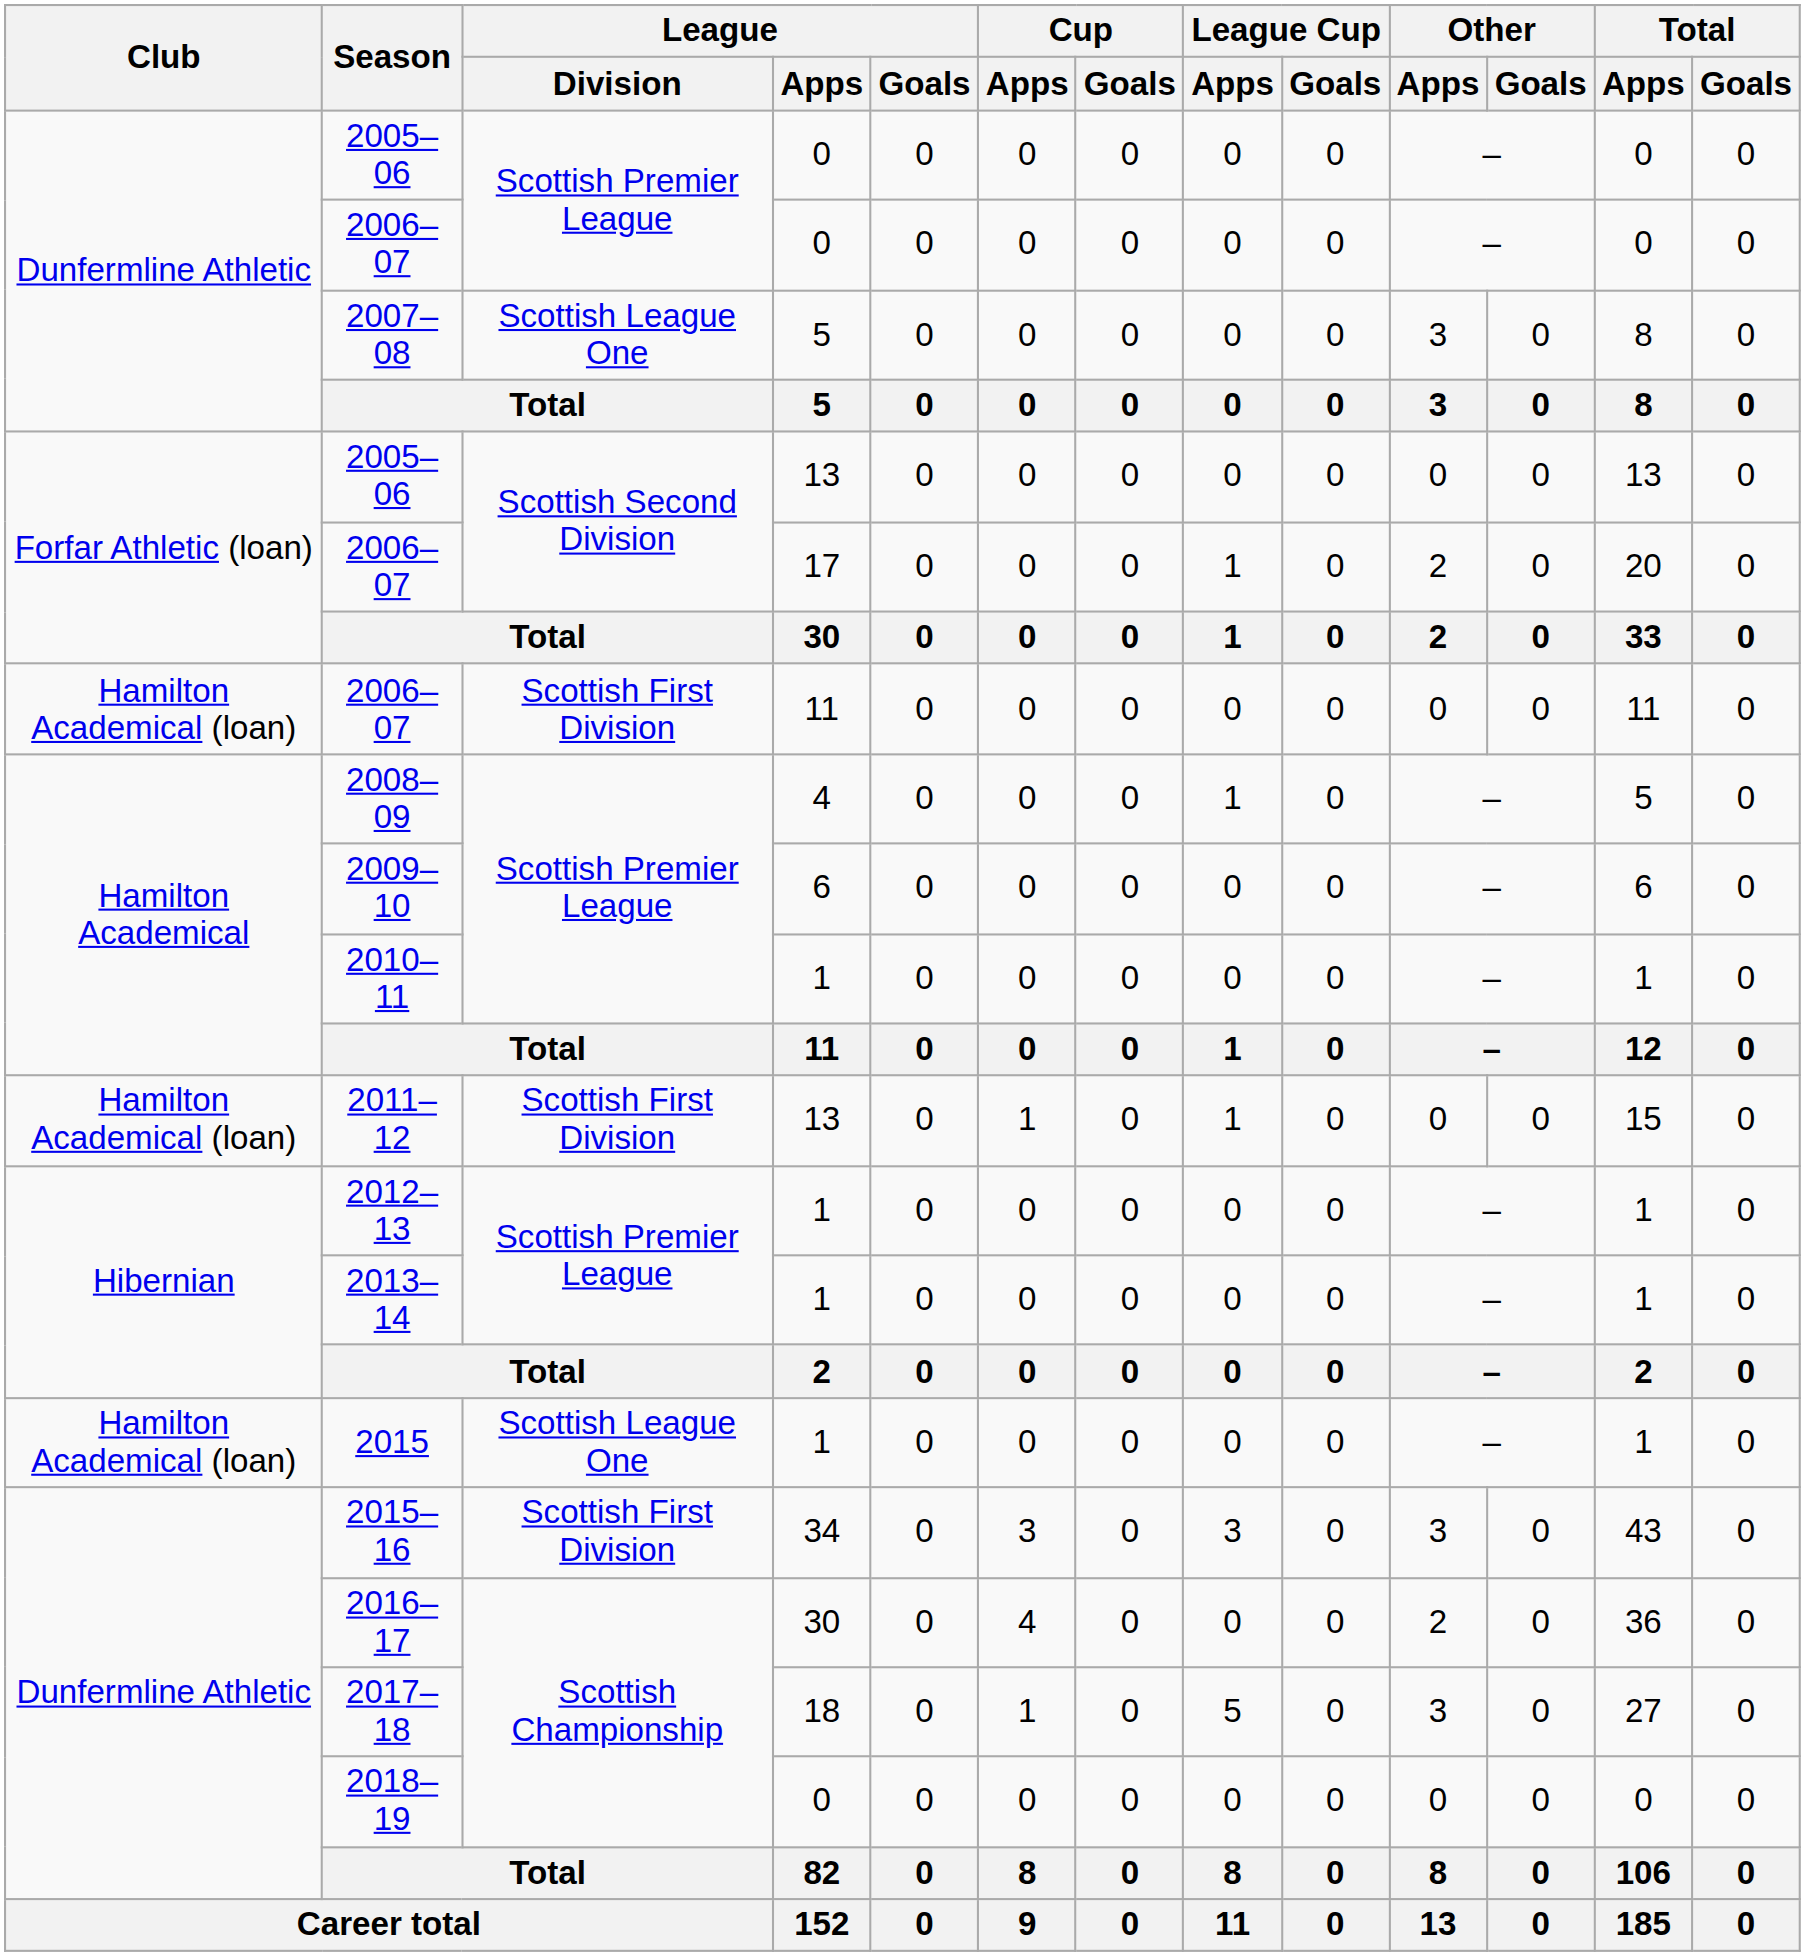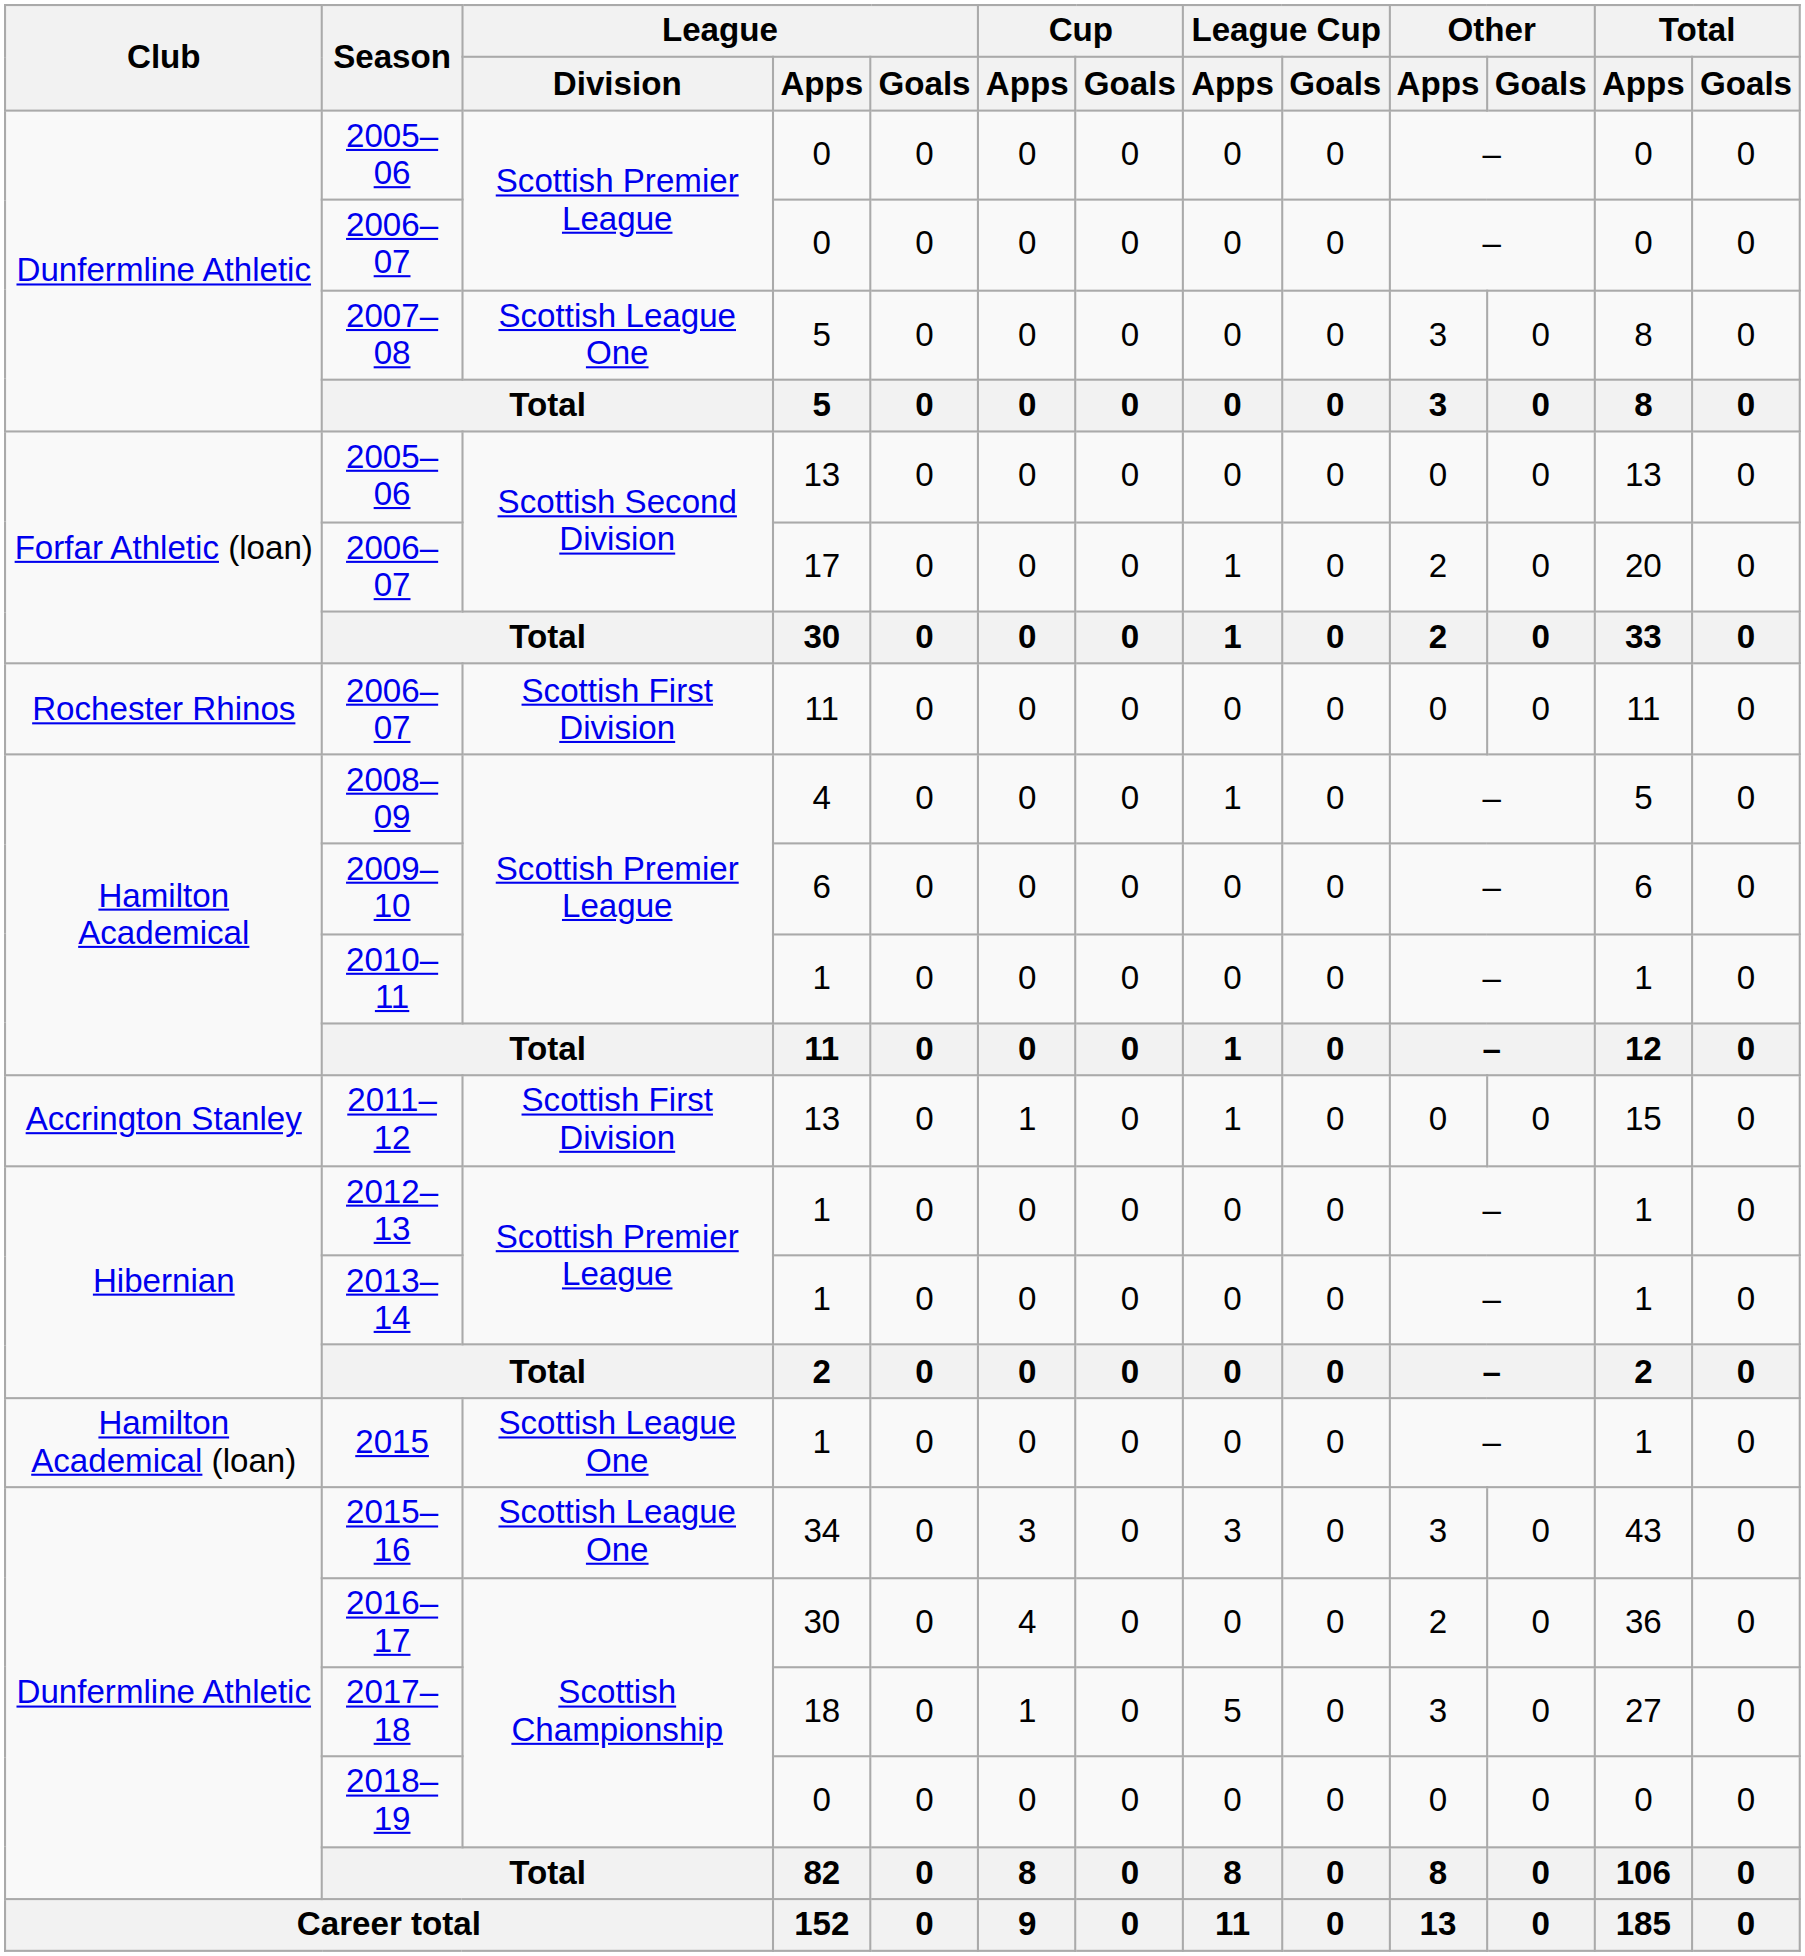(164, 708) Hamilton Academical (loan) -> (164, 708) Rochester Rhinos
(164, 1120) Hamilton Academical (loan) -> (164, 1120) Accrington Stanley
(617, 1531) Scottish First Division -> (617, 1531) Scottish League One
